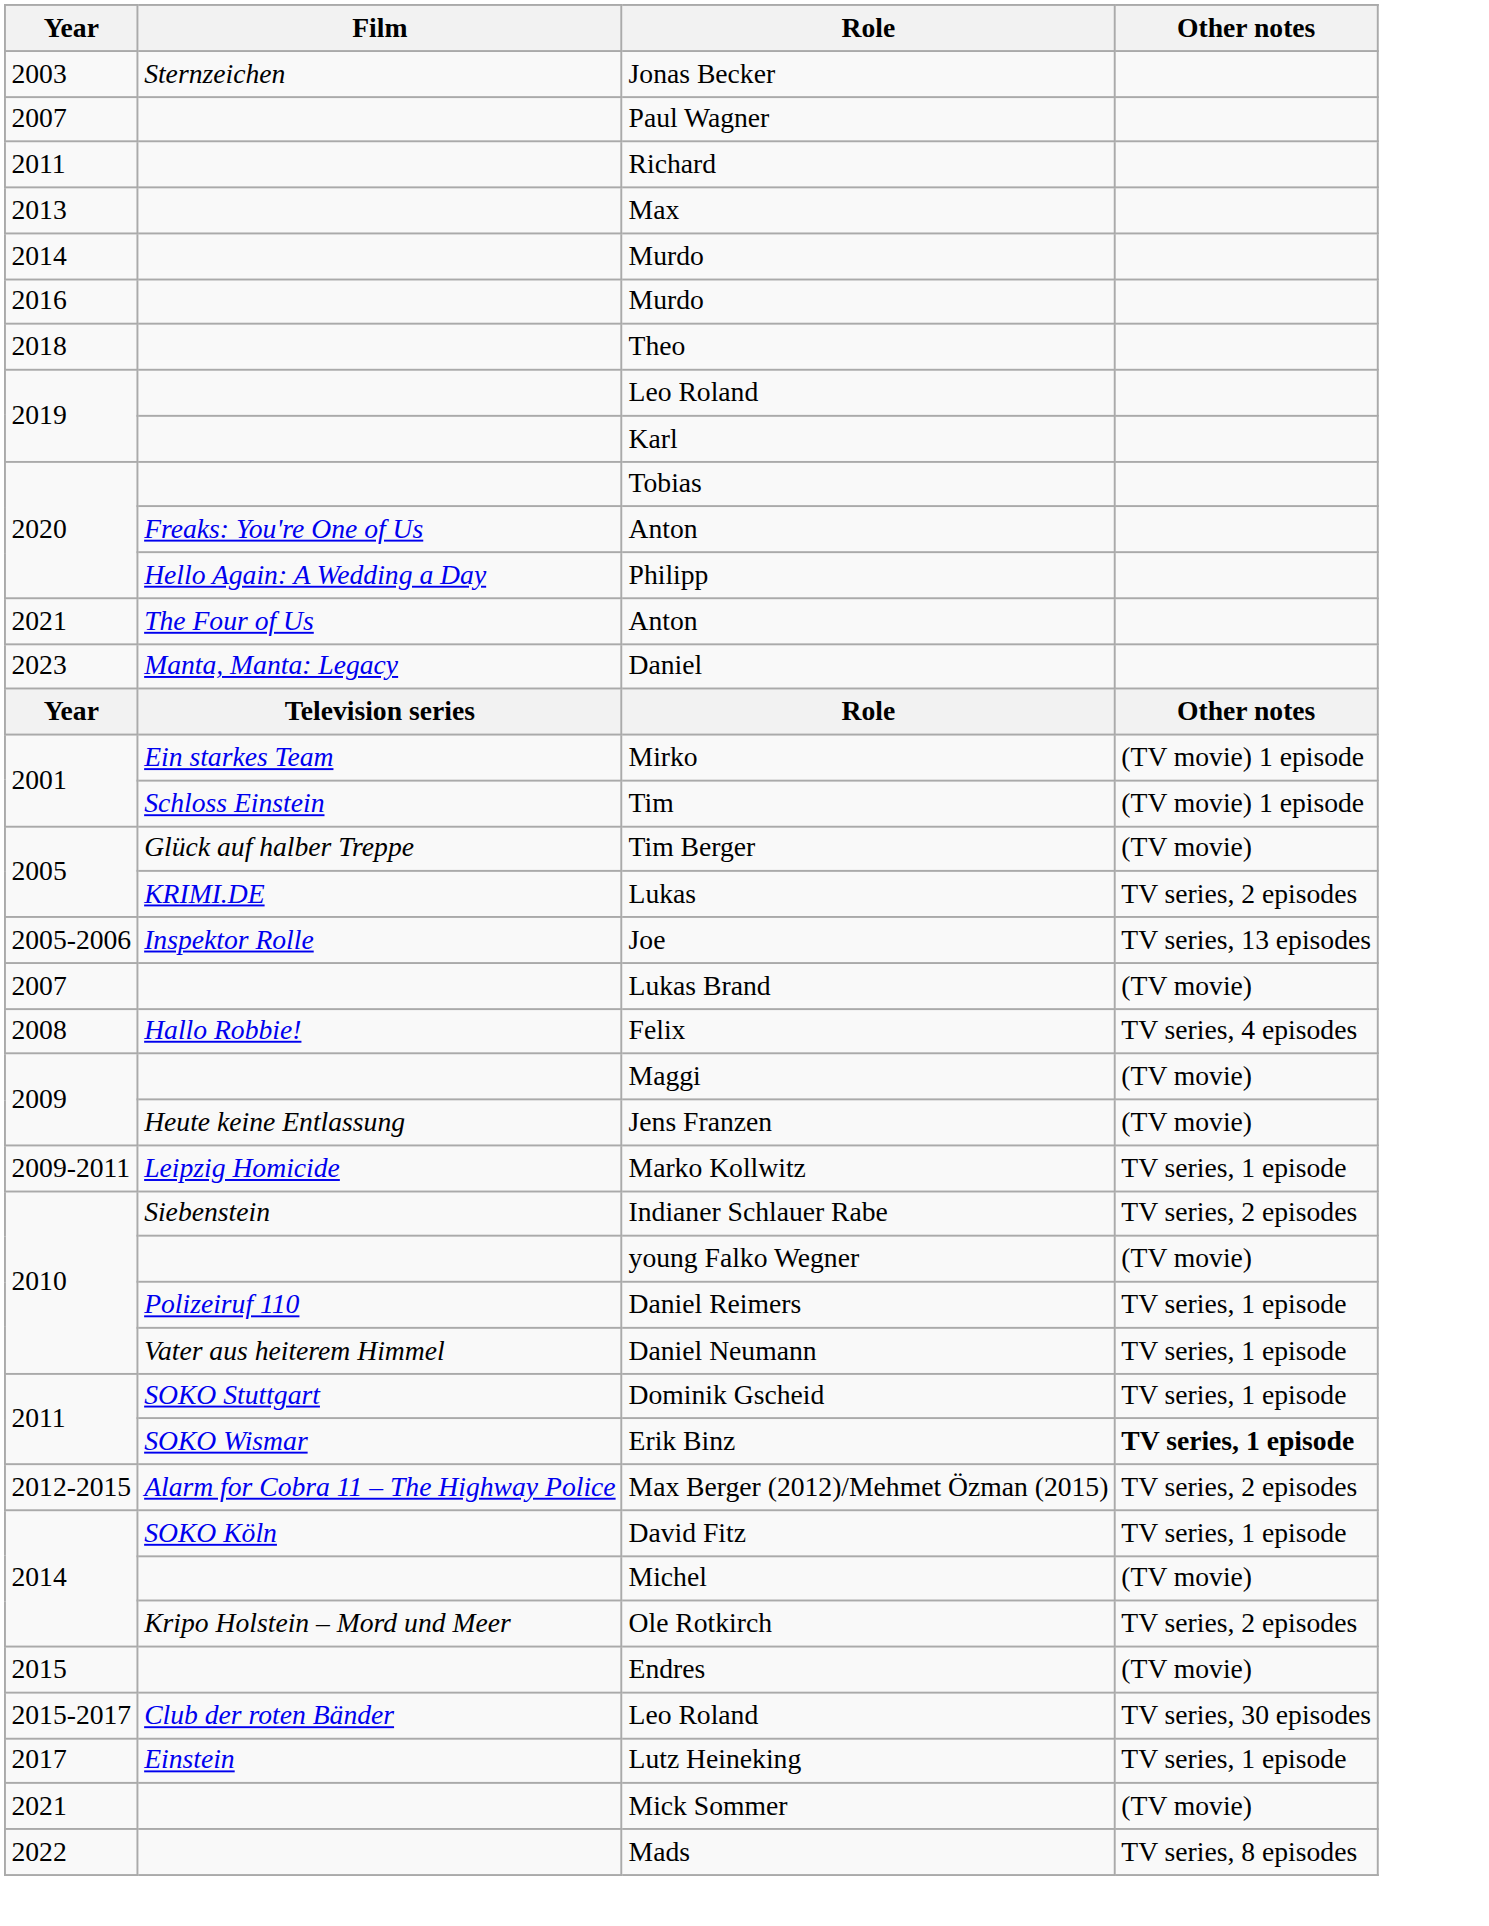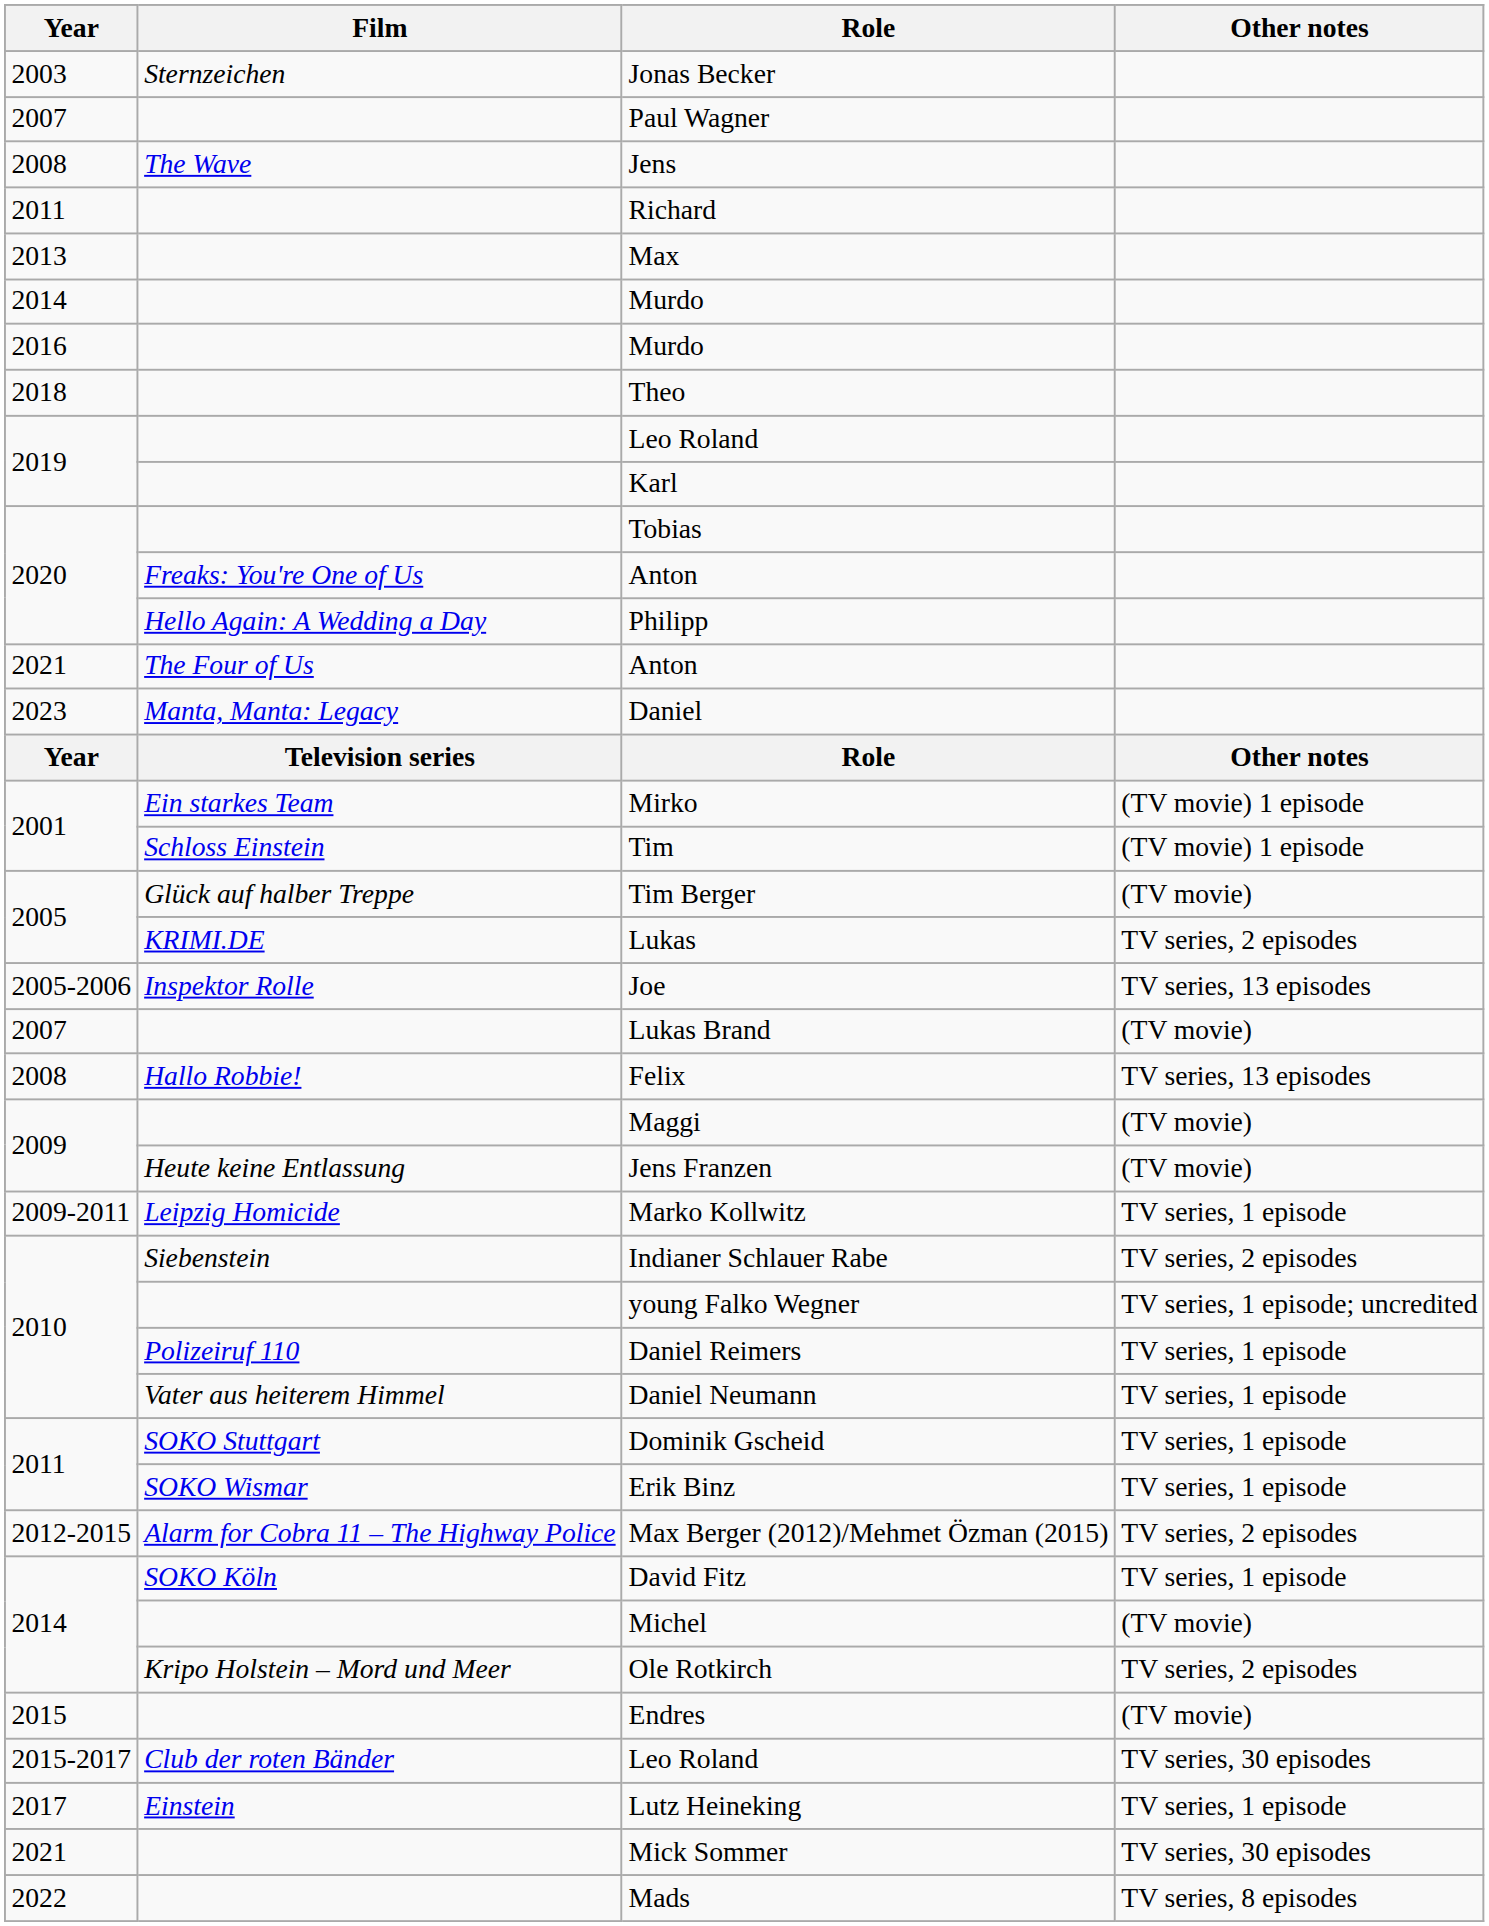+ row: (39, 164)
(1239, 1030) TV series, 4 episodes -> (1246, 1076) TV series, 13 episodes
(1187, 1258) (TV movie) -> (1299, 1304) TV series, 1 episode; uncredited
(1238, 1441) bold -> (1234, 1486) normal
(1187, 1806) (TV movie) -> (1246, 1851) TV series, 30 episodes
